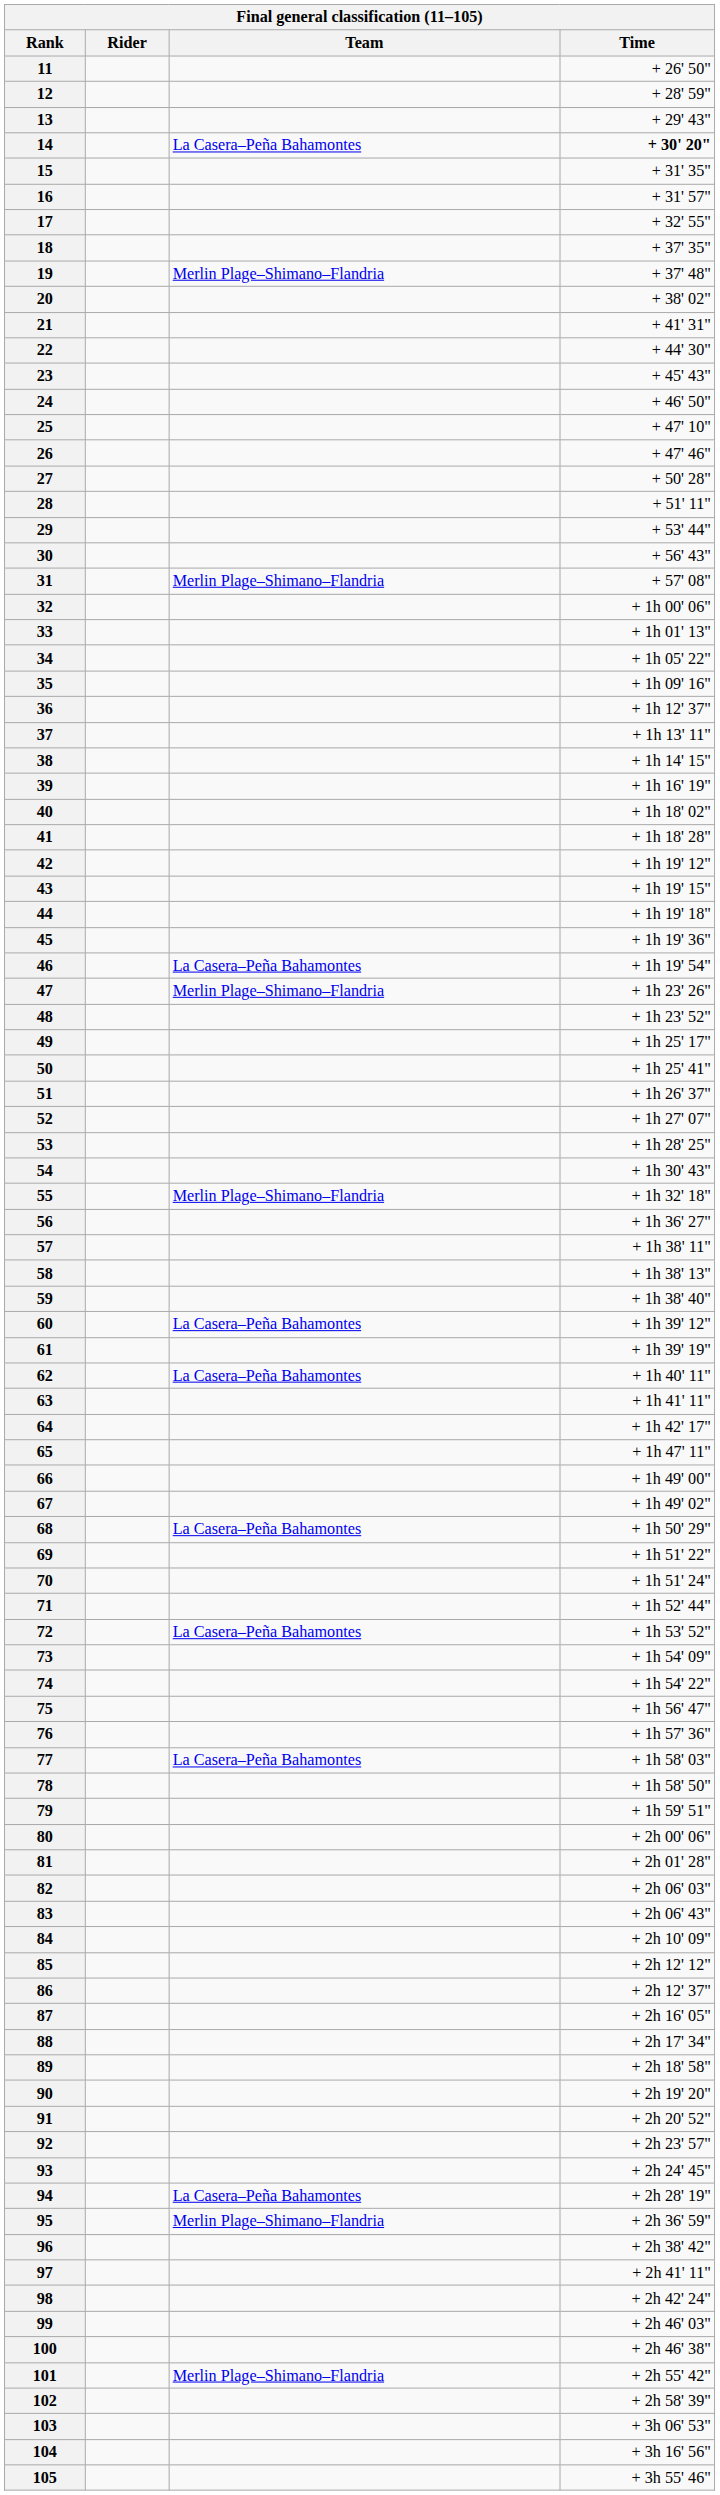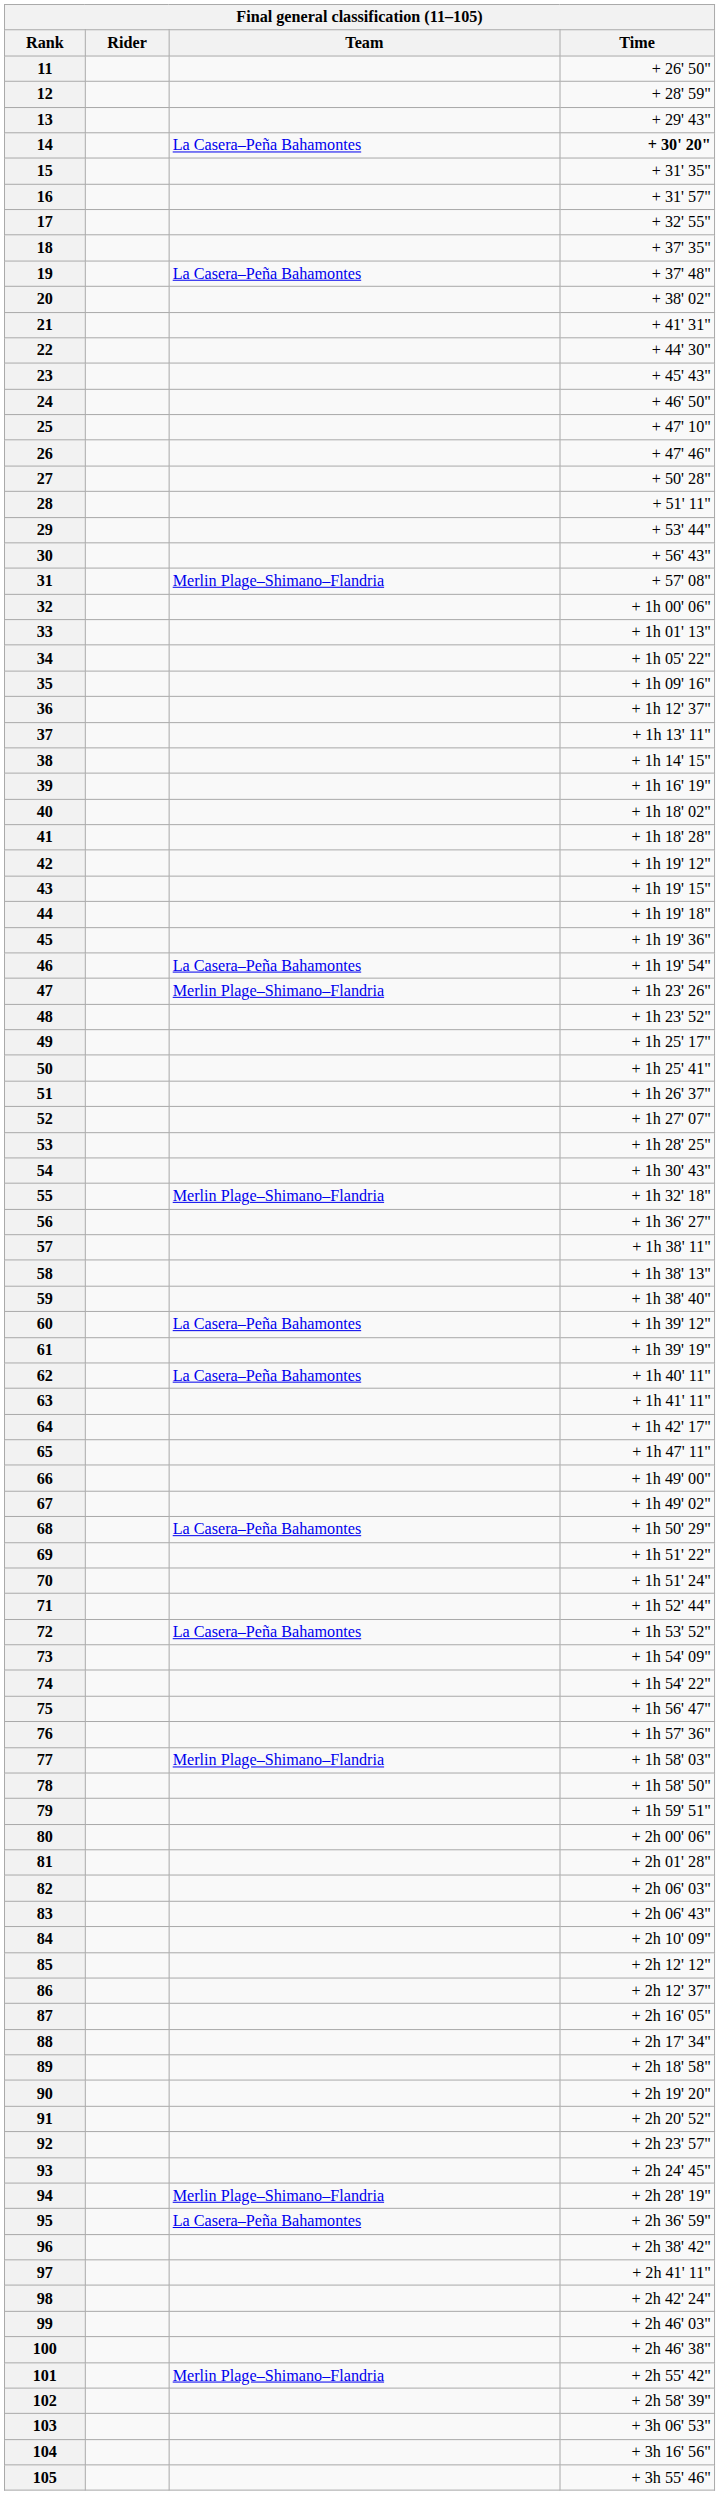(278, 273) Merlin Plage–Shimano–Flandria -> (267, 273) La Casera–Peña Bahamontes
(267, 1760) La Casera–Peña Bahamontes -> (278, 1760) Merlin Plage–Shimano–Flandria
(267, 2195) La Casera–Peña Bahamontes -> (278, 2195) Merlin Plage–Shimano–Flandria
(278, 2221) Merlin Plage–Shimano–Flandria -> (267, 2221) La Casera–Peña Bahamontes
